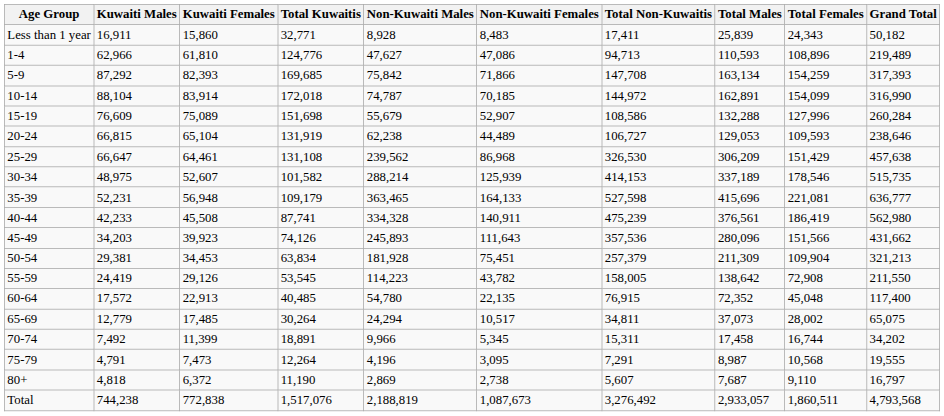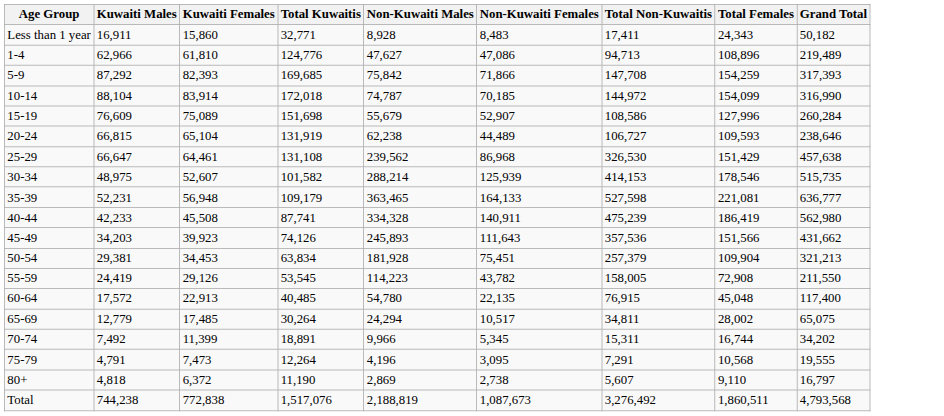- column: (750, 14)
